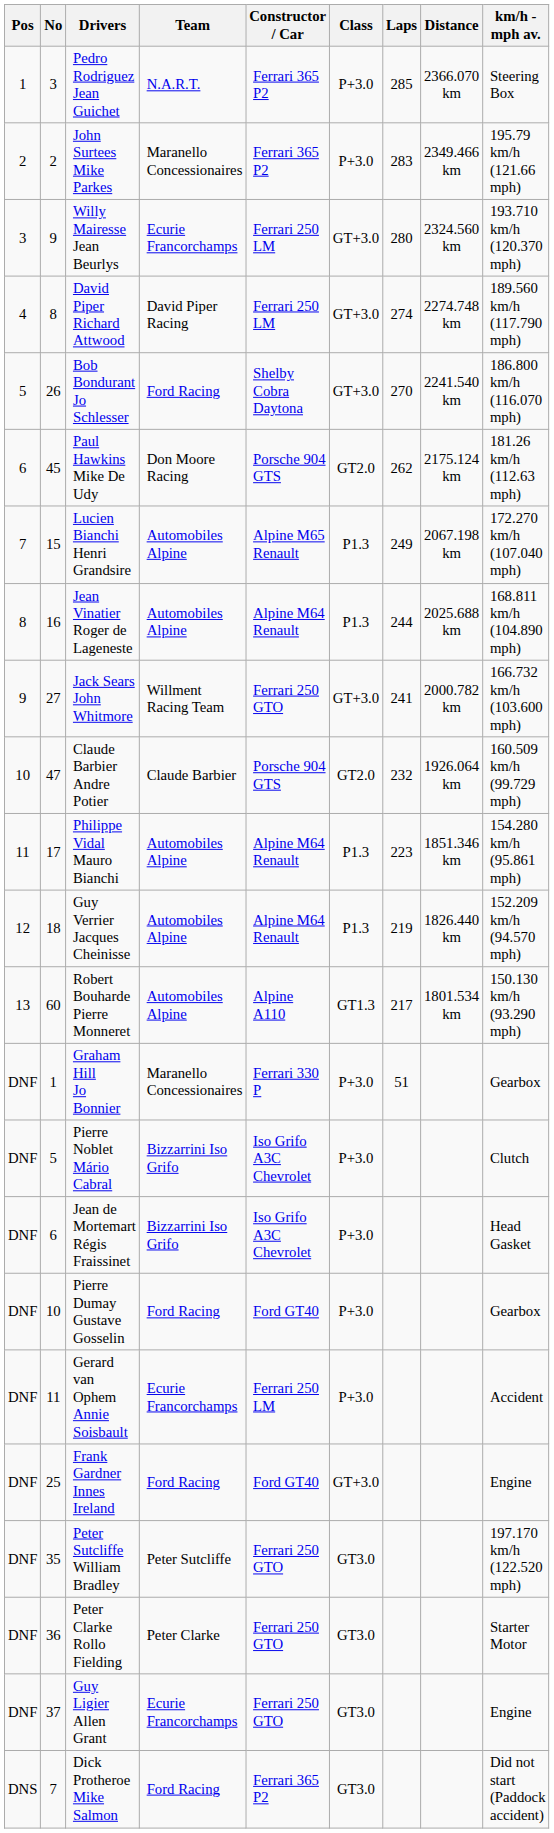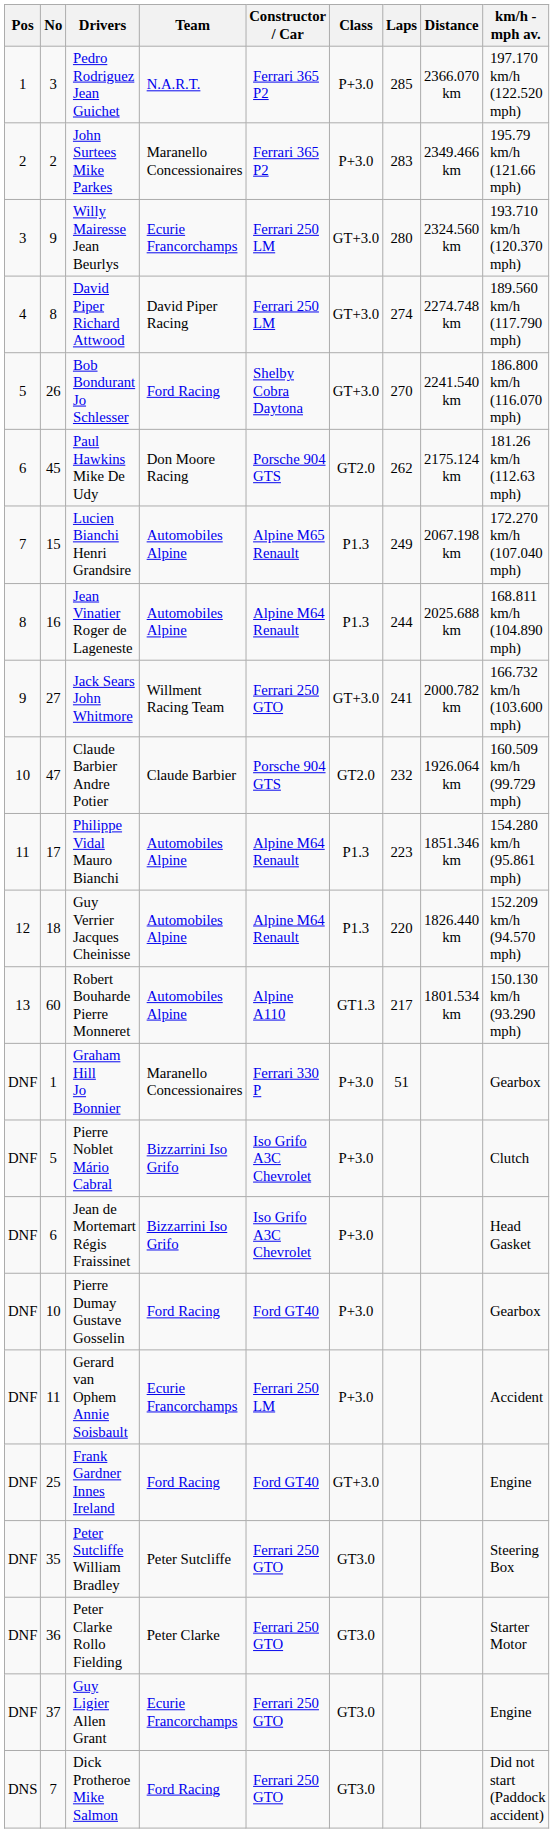(514, 84) Steering Box -> (516, 84) 197.170 km/h (122.520 mph)
(402, 928) 219 -> (402, 928) 220
(516, 1559) 197.170 km/h (122.520 mph) -> (514, 1559) Steering Box
(286, 1789) Ferrari 365 P2 -> (286, 1789) Ferrari 250 GTO
